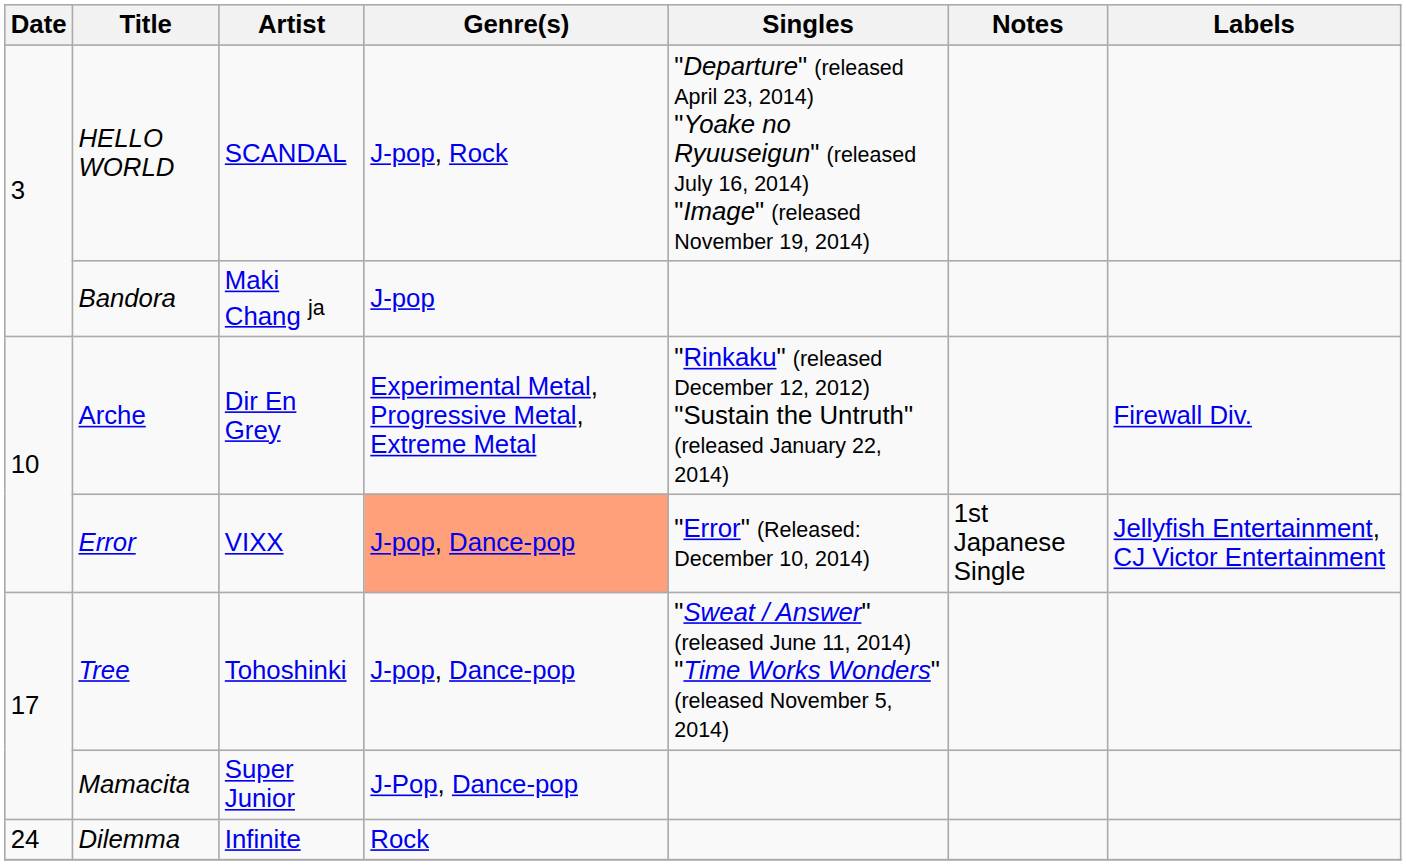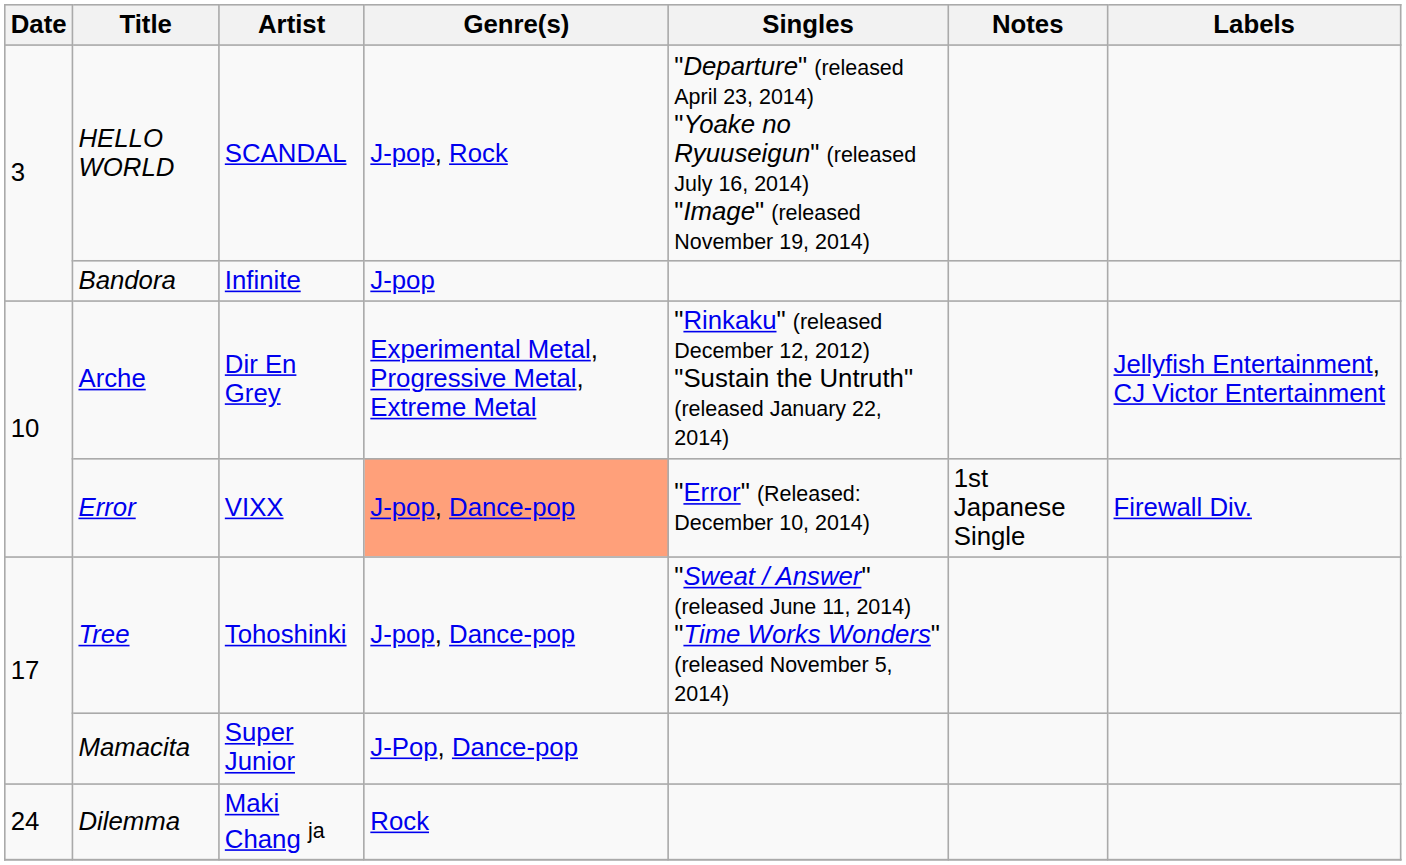(275, 298) Maki Chang ja -> (263, 280) Infinite
(1183, 415) Firewall Div. -> (1249, 379) Jellyfish Entertainment, CJ Victor Entertainment
(1249, 543) Jellyfish Entertainment, CJ Victor Entertainment -> (1183, 507) Firewall Div.
(263, 839) Infinite -> (275, 821) Maki Chang ja
